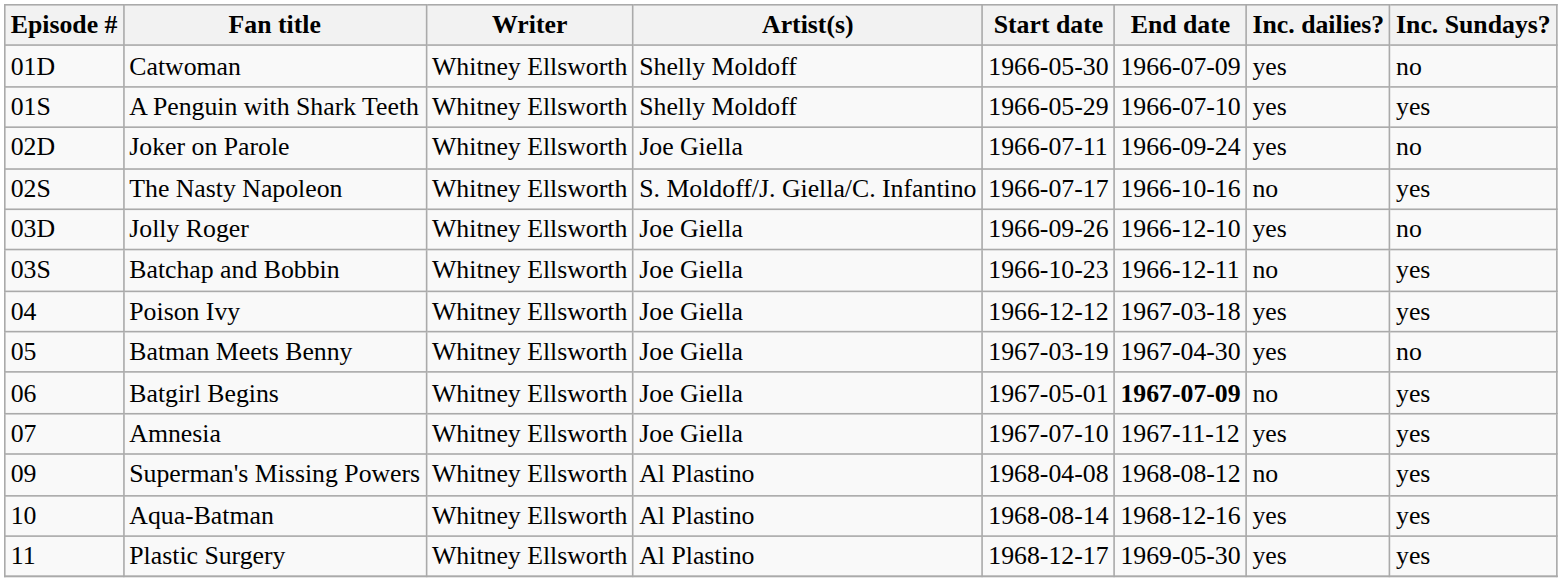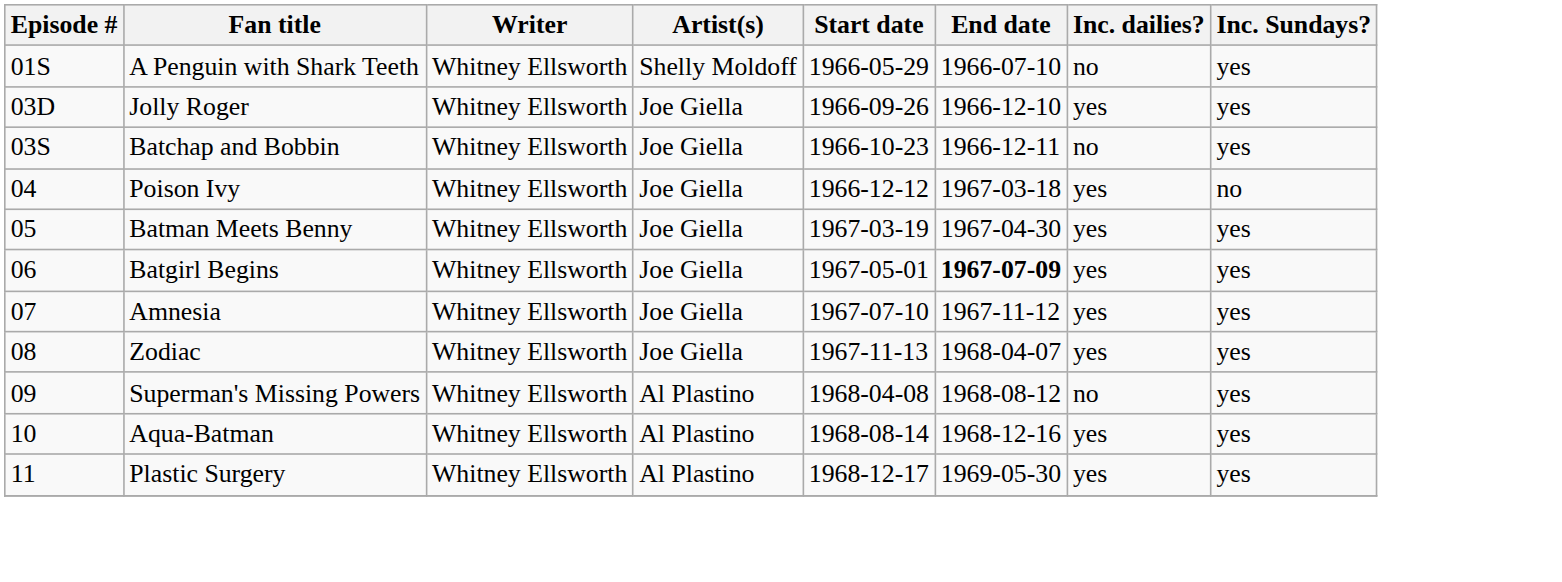- row: (185, 65)
(1270, 106) yes -> (1086, 65) no
- row: (209, 147)
- row: (236, 188)
(1409, 229) no -> (1234, 106) yes
(1413, 310) yes -> (1229, 188) no
(1409, 351) no -> (1234, 229) yes
(1265, 392) no -> (1090, 270) yes
+ row: (165, 351)
